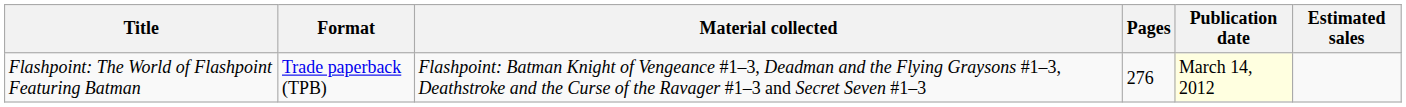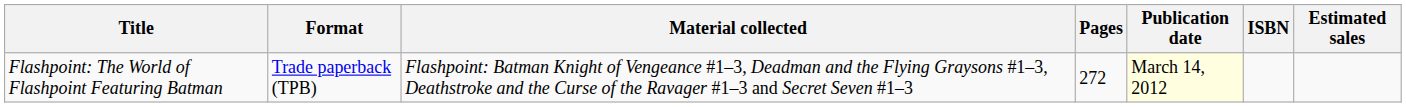+ column: (1268, 28)
(1140, 77) 276 -> (1093, 77) 272
